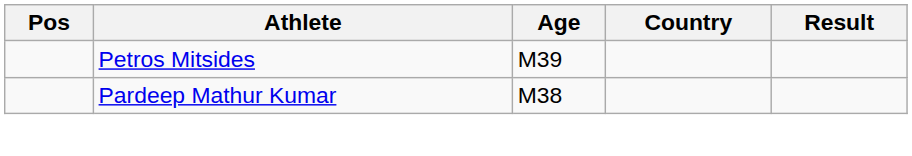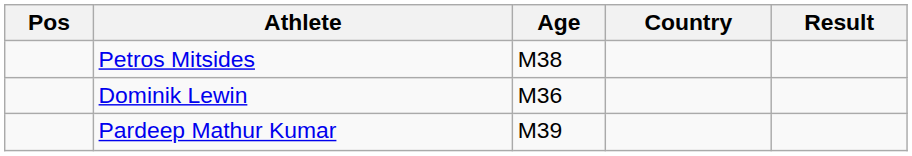(540, 58) M39 -> (540, 58) M38
+ row: (173, 95)
(540, 95) M38 -> (540, 131) M39
